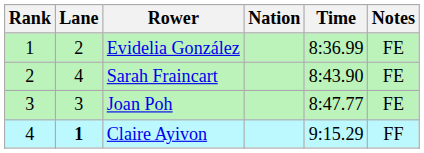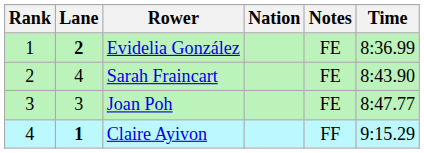columns swapped: (336, 18) <-> (393, 18)
(79, 47) normal -> (79, 47) bold
